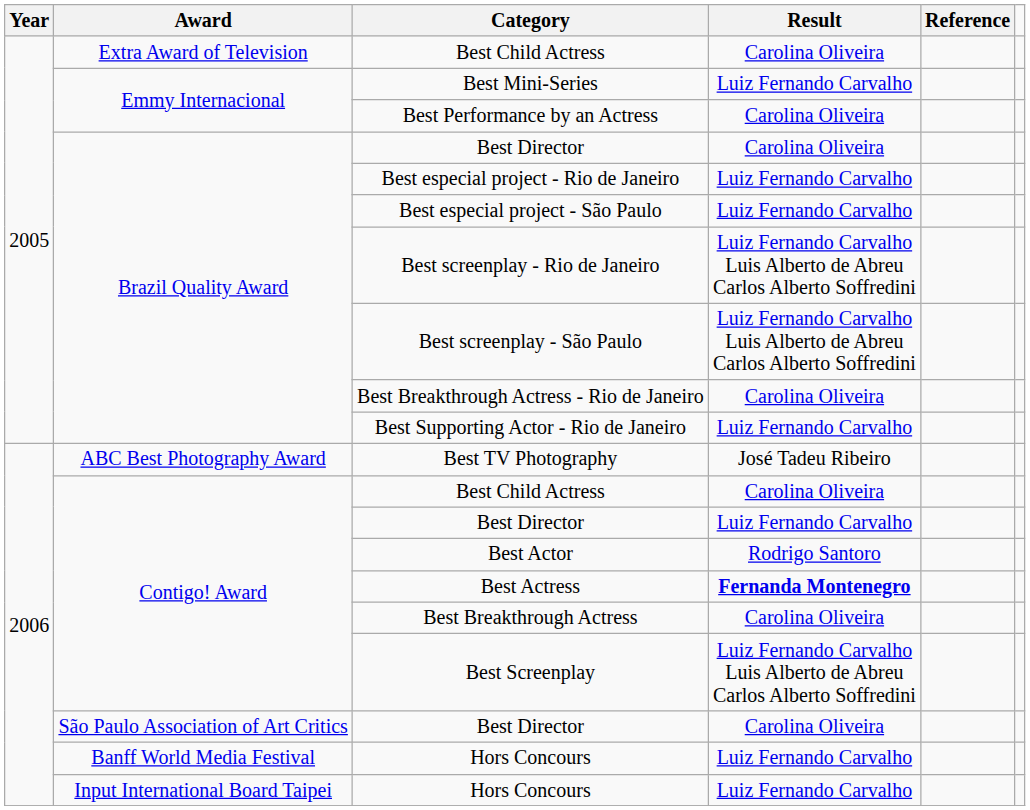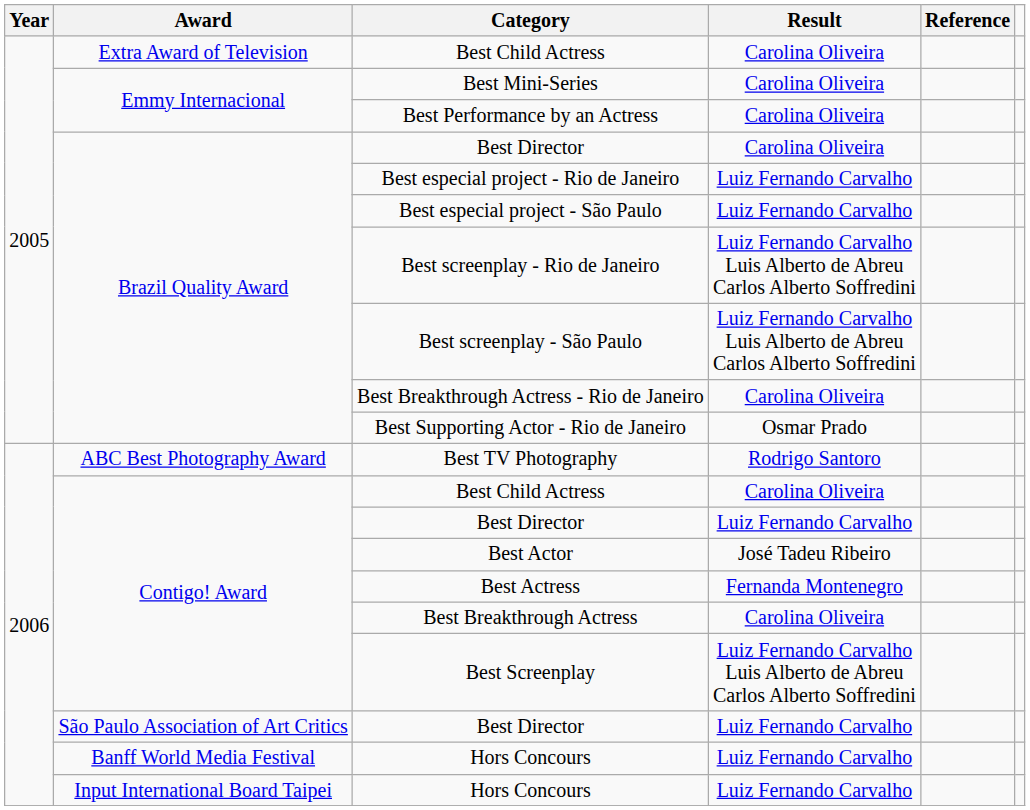(814, 83) Luiz Fernando Carvalho -> (814, 83) Carolina Oliveira
(814, 427) Luiz Fernando Carvalho -> (814, 427) Osmar Prado
(814, 459) José Tadeu Ribeiro -> (814, 459) Rodrigo Santoro
(814, 554) Rodrigo Santoro -> (814, 554) José Tadeu Ribeiro
(814, 586) bold -> (814, 586) normal
(814, 726) Carolina Oliveira -> (814, 726) Luiz Fernando Carvalho
